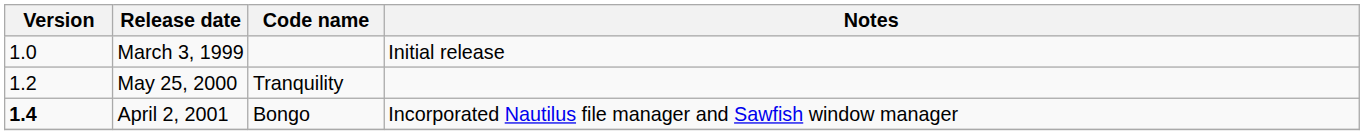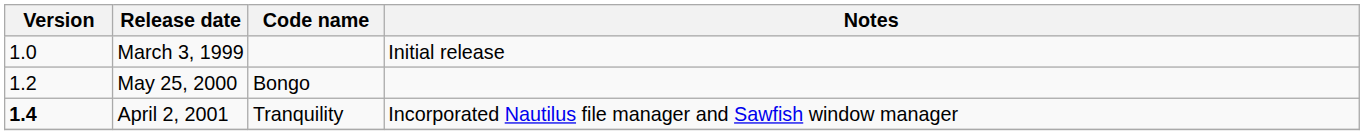(298, 83) Tranquility -> (281, 83) Bongo
(281, 114) Bongo -> (298, 114) Tranquility
